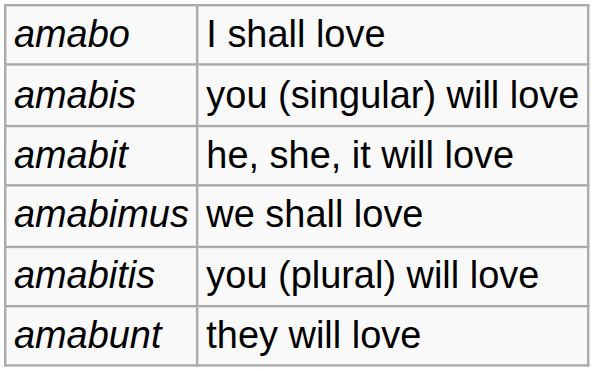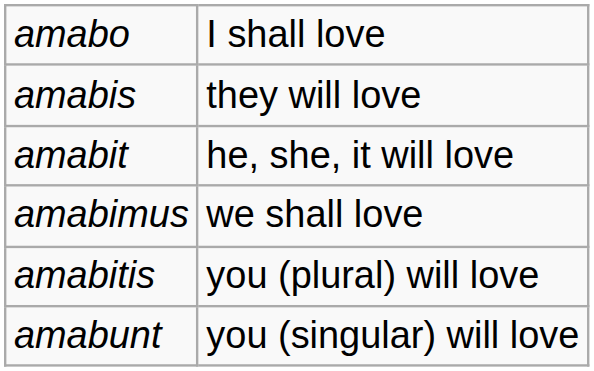(393, 94) you (singular) will love -> (314, 94) they will love
(314, 335) they will love -> (393, 335) you (singular) will love
